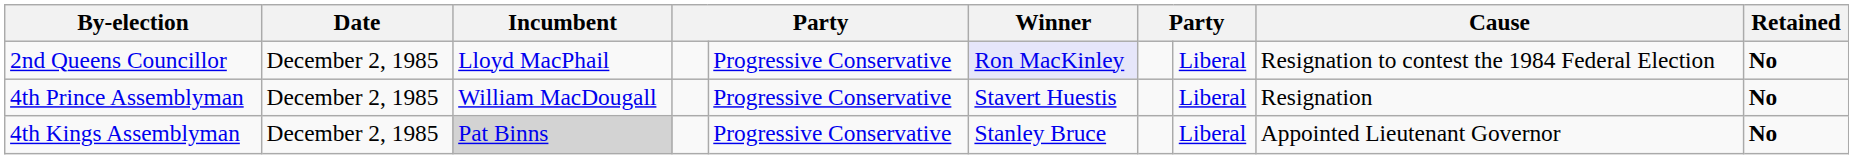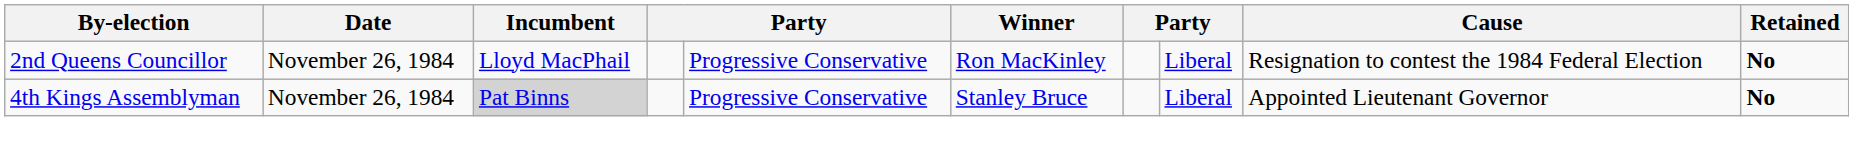(352, 60) December 2, 1985 -> (361, 60) November 26, 1984
(1049, 60) lavender background -> (1031, 60) no background
- row: (127, 97)
(352, 134) December 2, 1985 -> (361, 97) November 26, 1984
